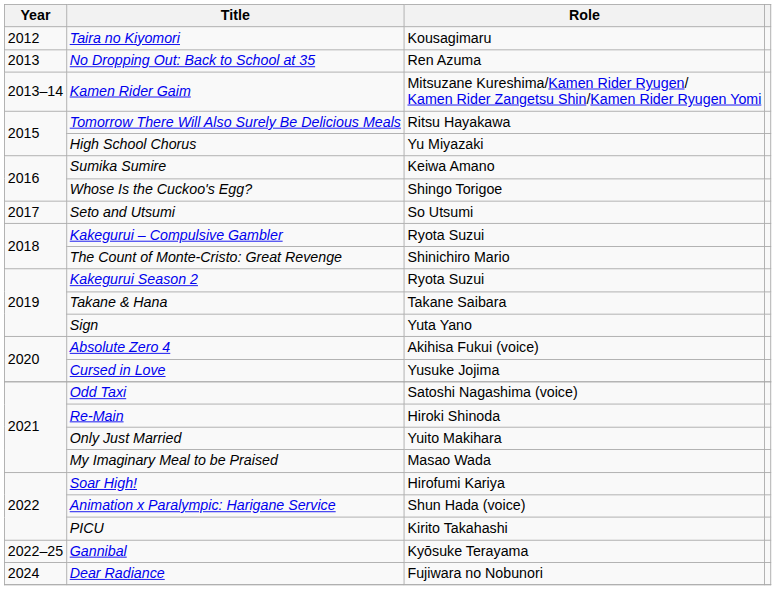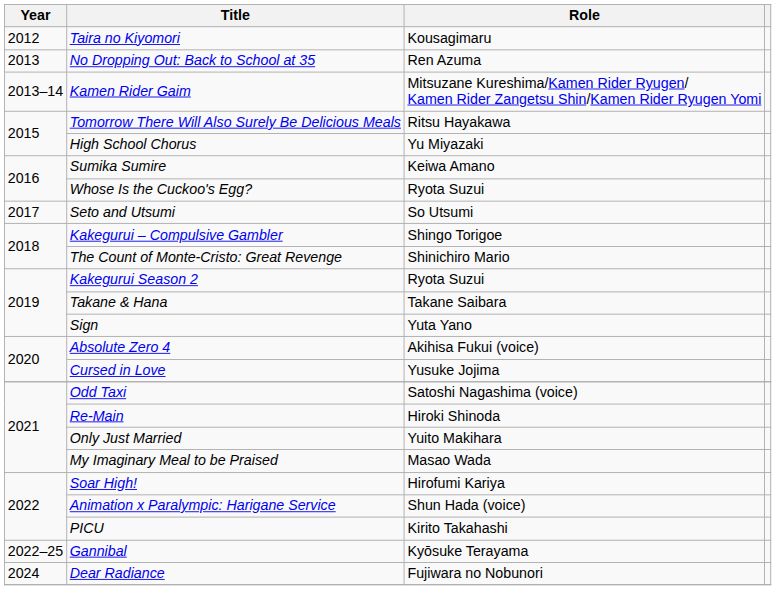(455, 189) Shingo Torigoe -> (446, 189) Ryota Suzui
(446, 235) Ryota Suzui -> (455, 235) Shingo Torigoe
